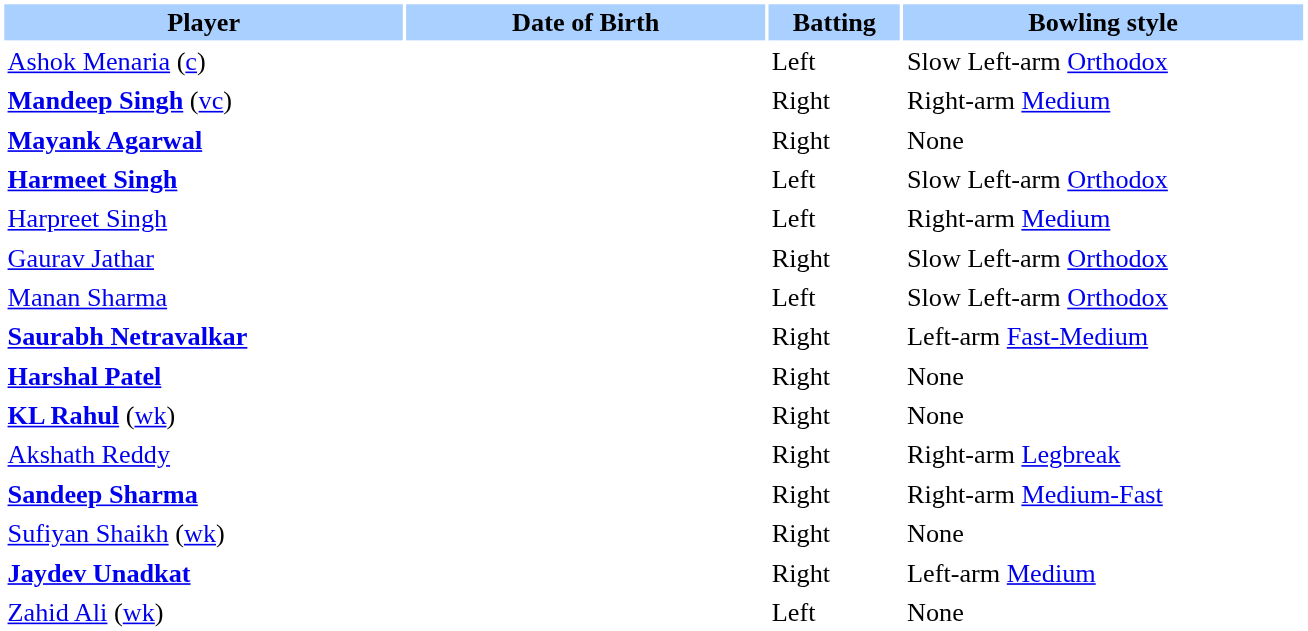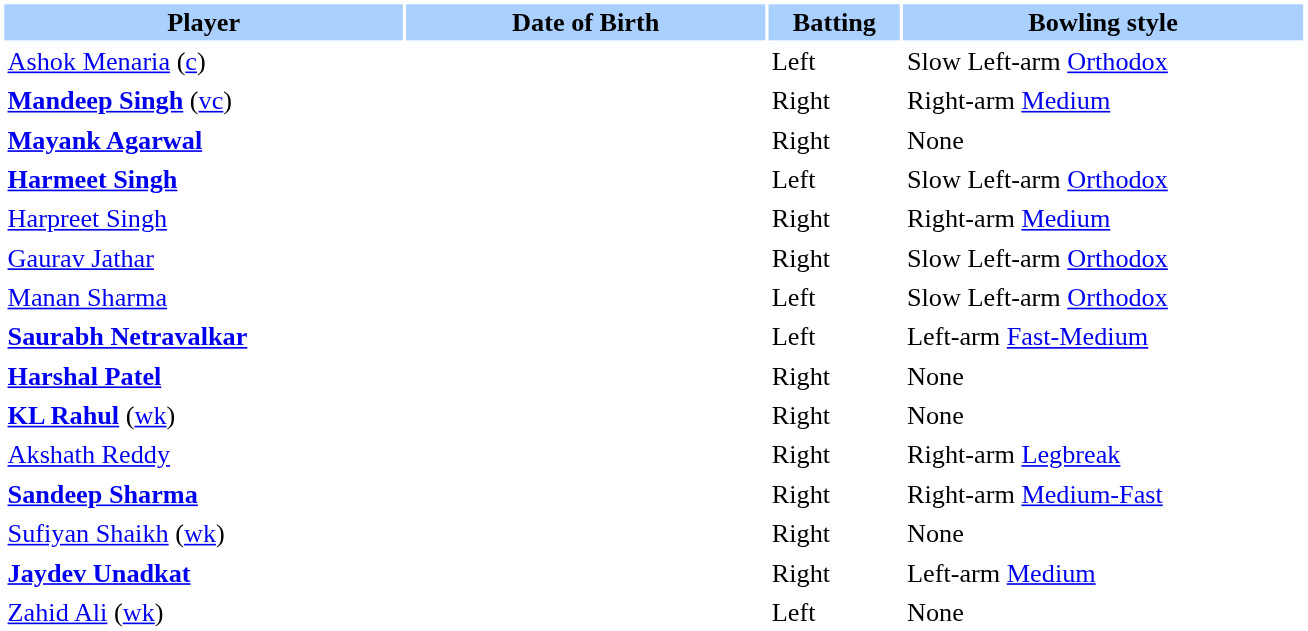(794, 218) Left -> (801, 218) Right
(801, 336) Right -> (794, 336) Left
